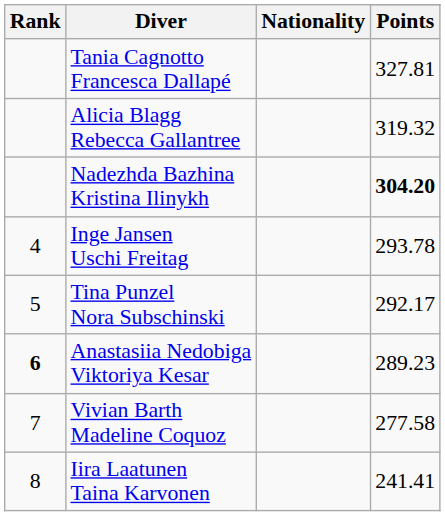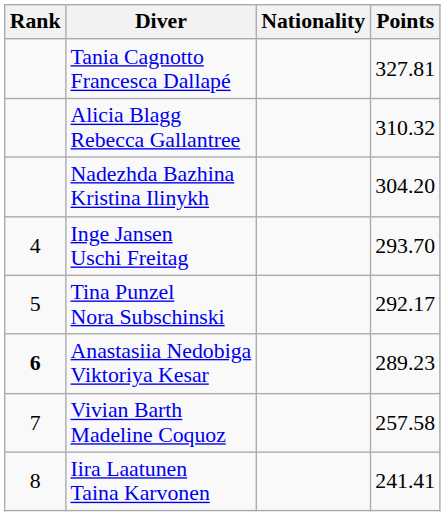(405, 127) 319.32 -> (405, 127) 310.32
(405, 186) bold -> (405, 186) normal
(405, 245) 293.78 -> (405, 245) 293.70
(405, 422) 277.58 -> (405, 422) 257.58
